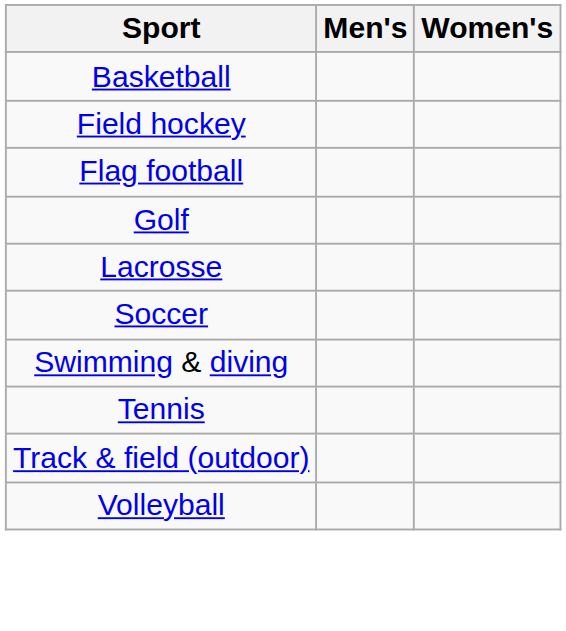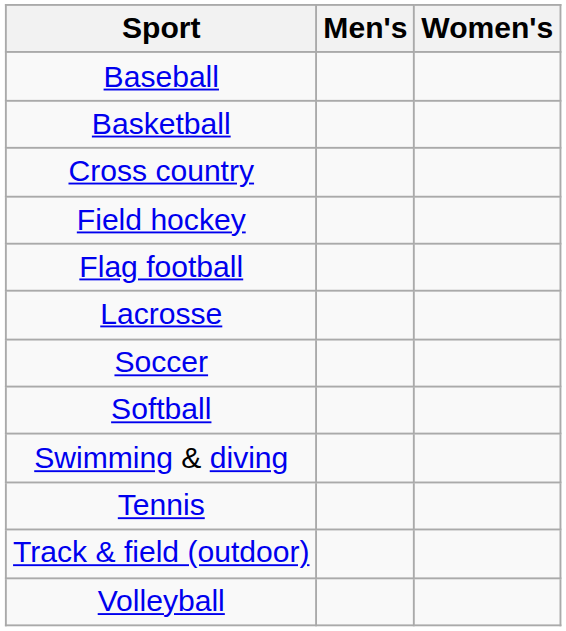+ row: (161, 76)
+ row: (161, 171)
- row: (161, 219)
+ row: (161, 409)
